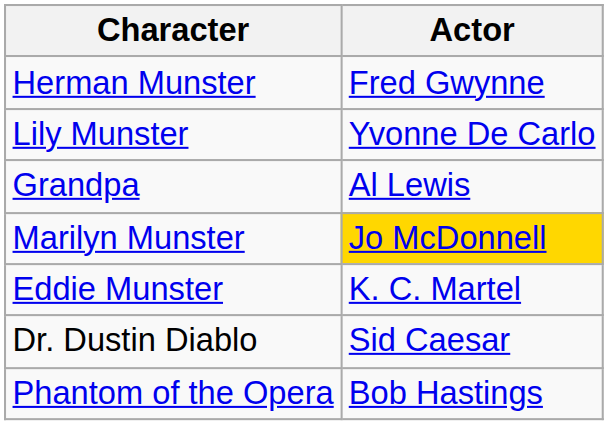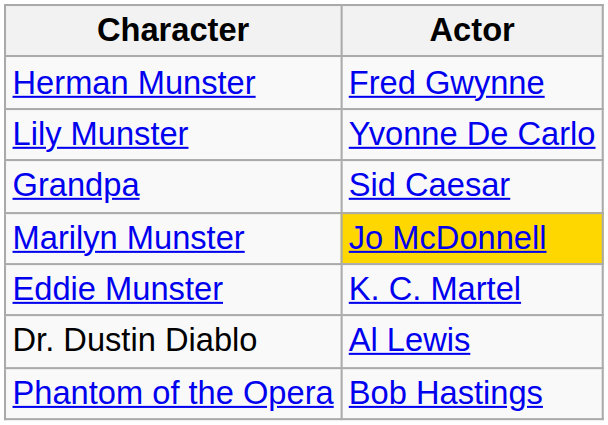(410, 185) Al Lewis -> (429, 185) Sid Caesar
(429, 340) Sid Caesar -> (410, 340) Al Lewis
